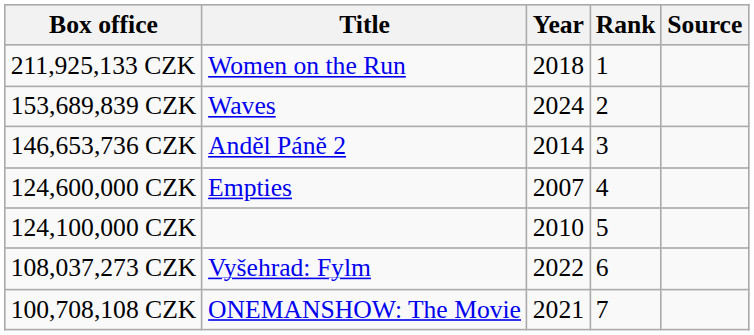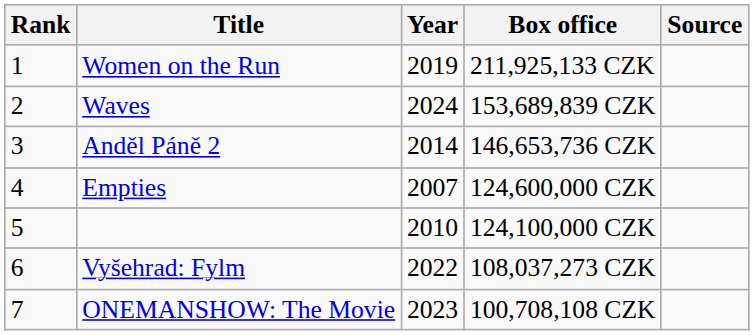columns swapped: (626, 24) <-> (103, 24)
(558, 65) 2018 -> (433, 65) 2019
(558, 308) 2021 -> (433, 308) 2023
